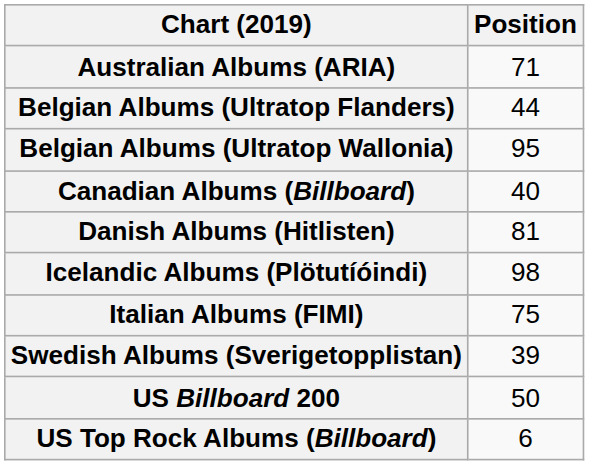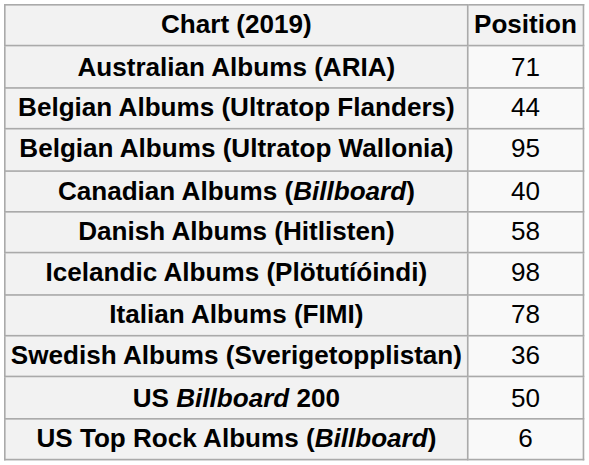(525, 231) 81 -> (525, 231) 58
(525, 314) 75 -> (525, 314) 78
(525, 356) 39 -> (525, 356) 36
